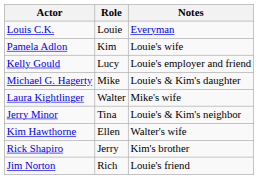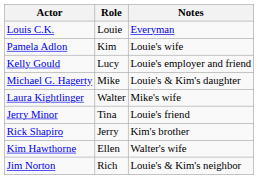(186, 115) Louie's & Kim's neighbor -> (160, 115) Louie's friend
rows swapped: (41, 132) <-> (35, 149)
(160, 166) Louie's friend -> (186, 166) Louie's & Kim's neighbor
